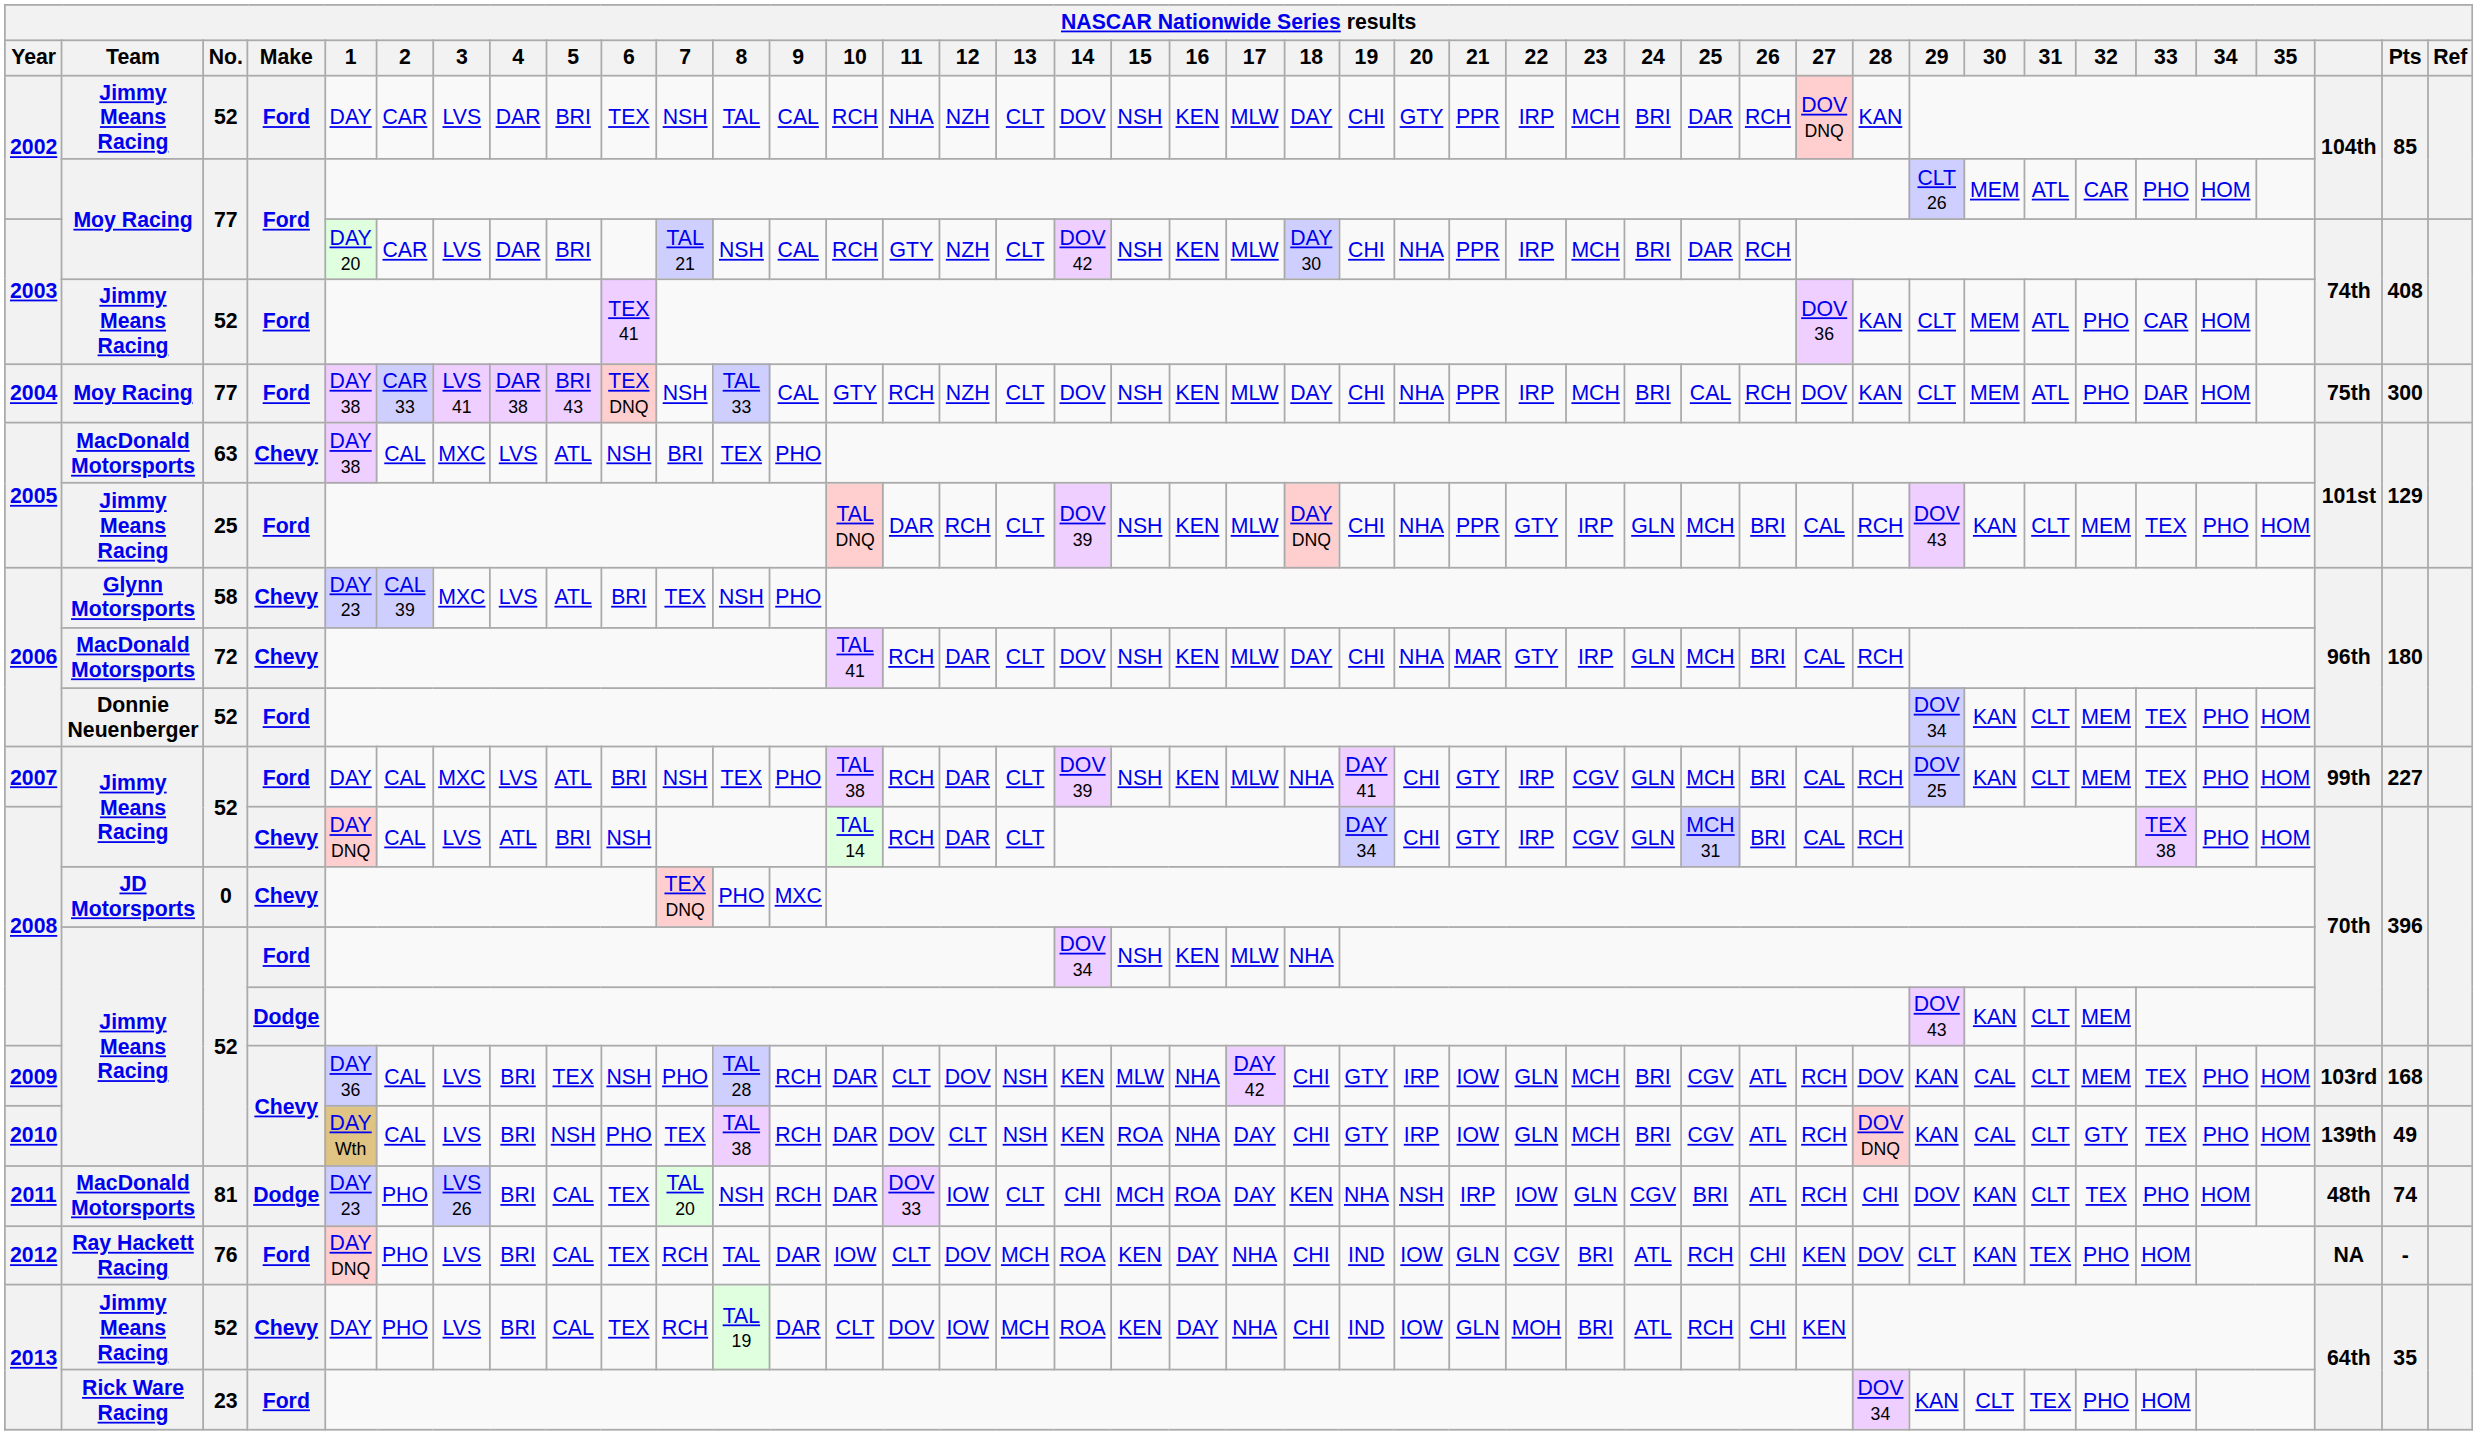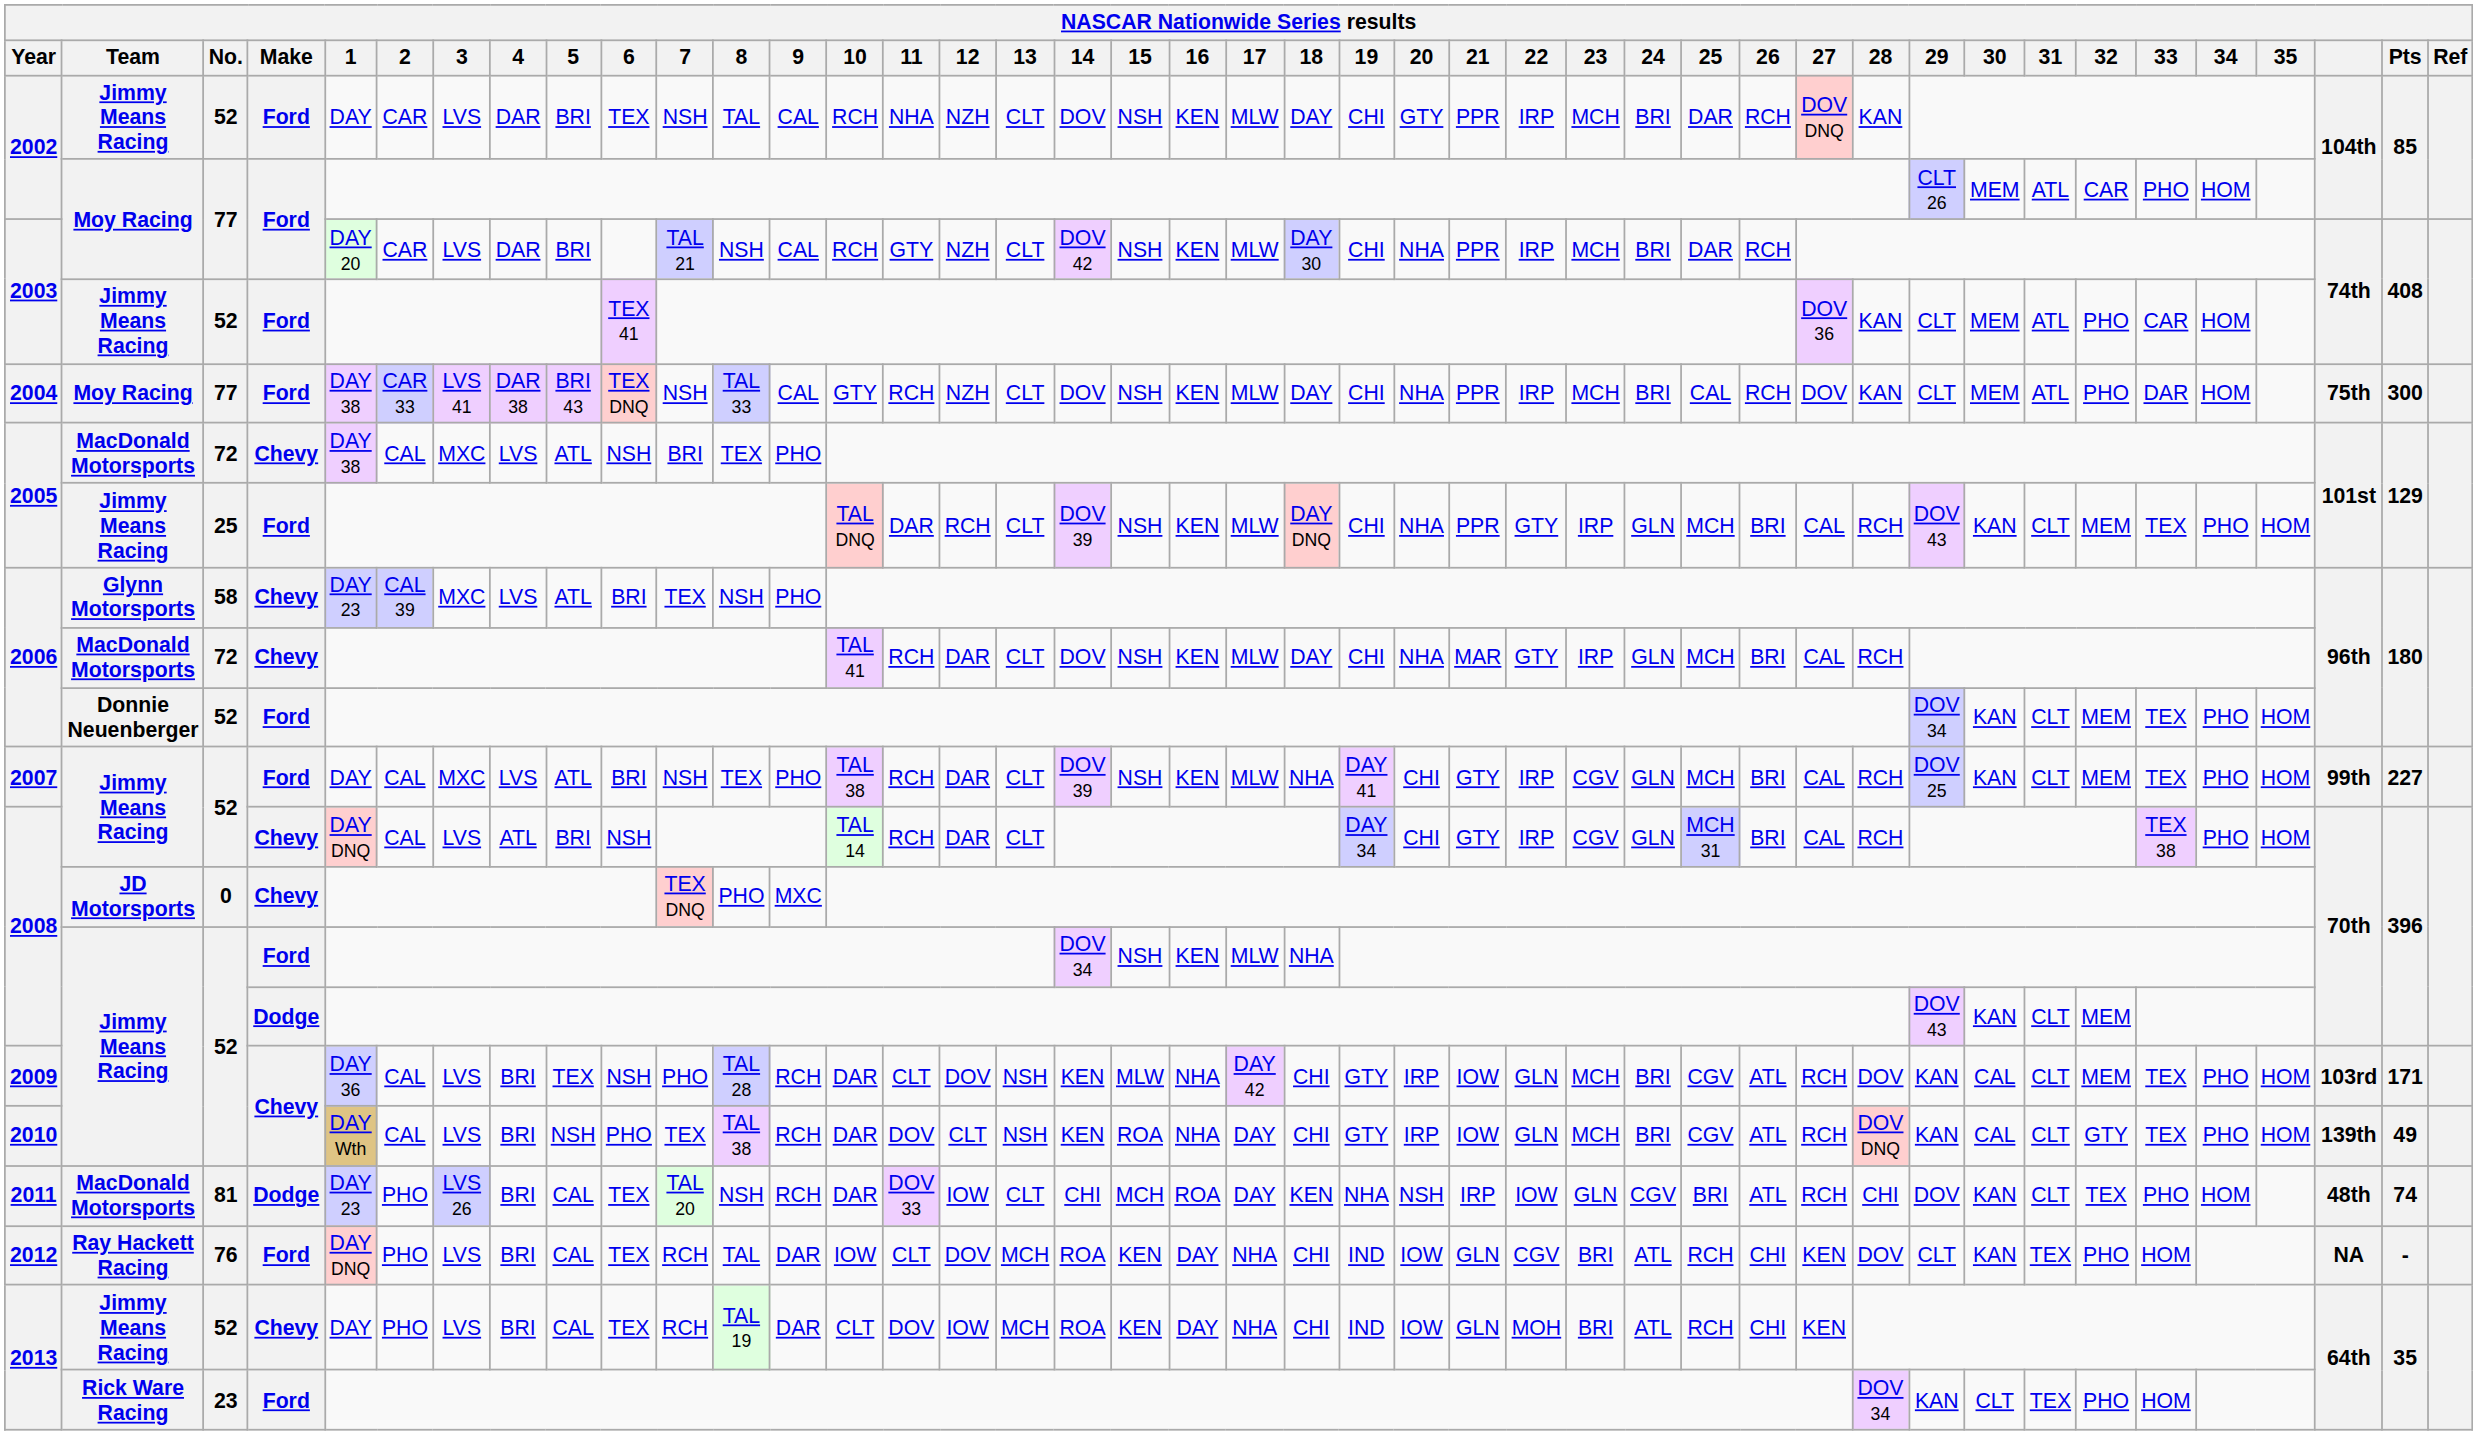(226, 453) 63 -> (226, 453) 72
(2405, 1076) 168 -> (2405, 1076) 171
